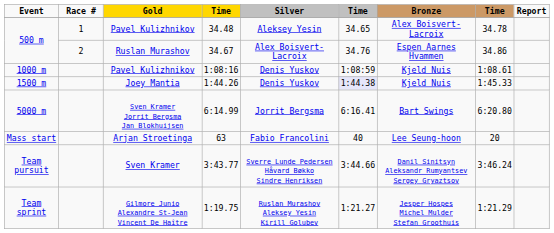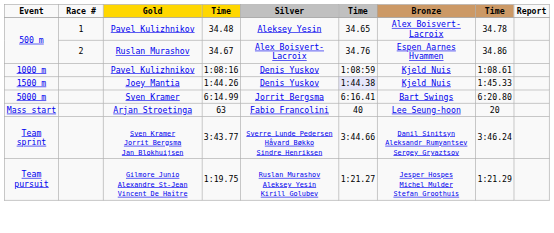(153, 116) Sven Kramer Jorrit Bergsma Jan Blokhuijsen -> (153, 97) Sven Kramer
(31, 166) Team pursuit -> (31, 138) Team sprint
(153, 166) Sven Kramer -> (153, 143) Sven Kramer Jorrit Bergsma Jan Blokhuijsen
(31, 208) Team sprint -> (31, 179) Team pursuit
